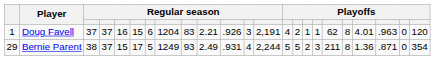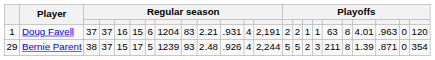(232, 32) .926 -> (232, 32) .931
(249, 32) 3 -> (249, 32) 4
(288, 32) 4 -> (288, 32) 2
(332, 32) 62 -> (332, 32) 63
(168, 47) 1249 -> (168, 47) 1239
(209, 47) 2.49 -> (209, 47) 2.48
(232, 47) .931 -> (232, 47) .926
(364, 47) 1.36 -> (364, 47) 1.39
